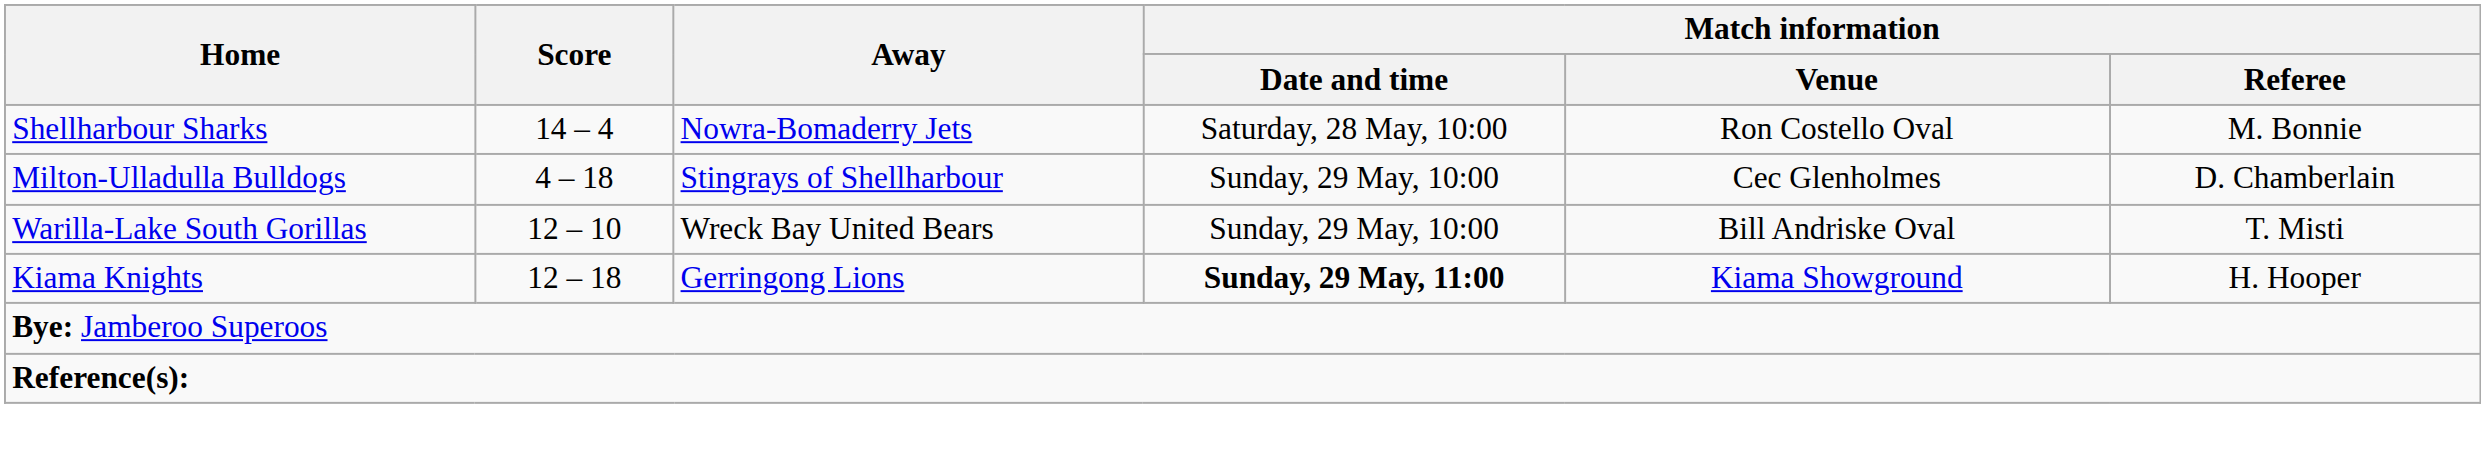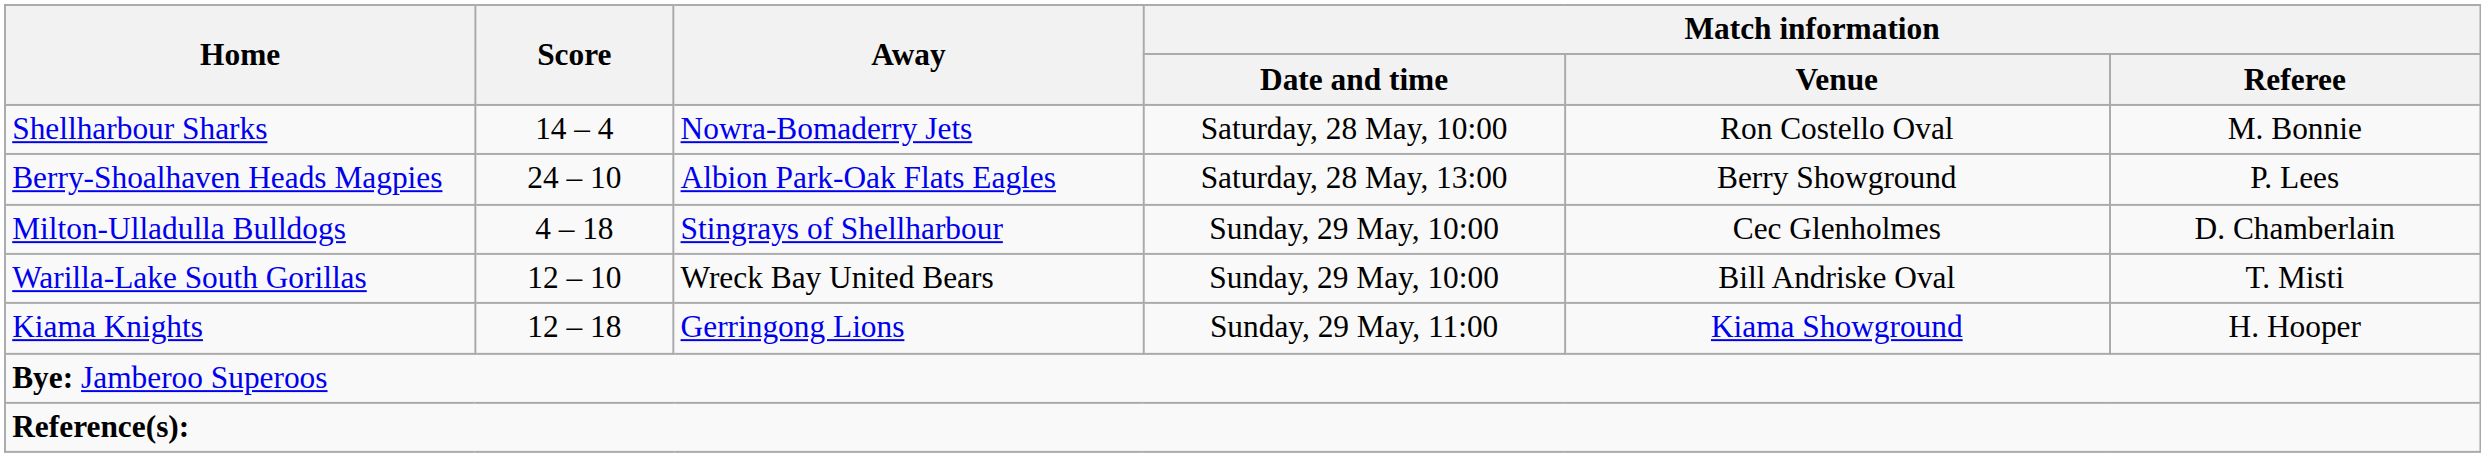+ row: (227, 178)
(1354, 278) bold -> (1354, 327) normal
